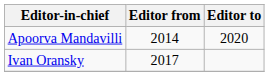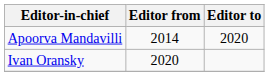(165, 60) 2017 -> (165, 60) 2020
